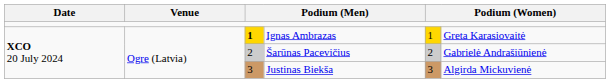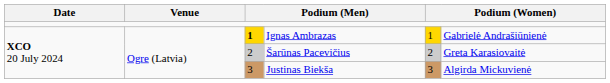(484, 35) Greta Karasiovaitė -> (495, 35) Gabrielė Andrašiūnienė
(495, 52) Gabrielė Andrašiūnienė -> (484, 52) Greta Karasiovaitė
